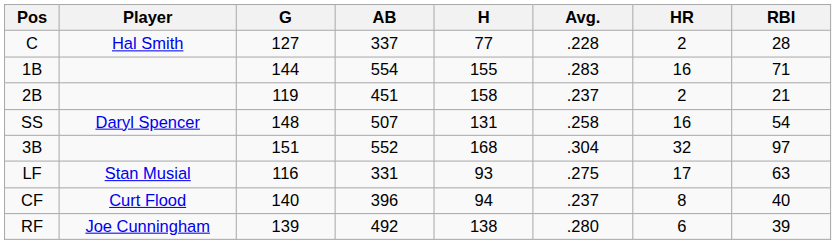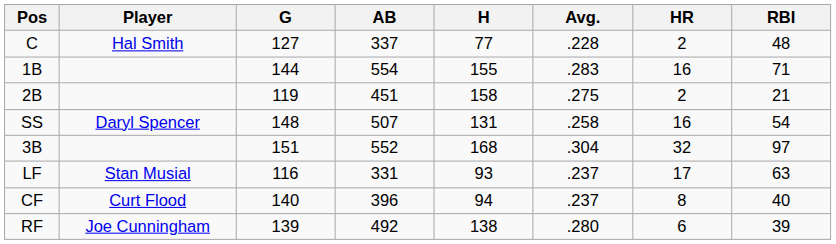(781, 43) 28 -> (781, 43) 48
(583, 95) .237 -> (583, 95) .275
(583, 174) .275 -> (583, 174) .237
